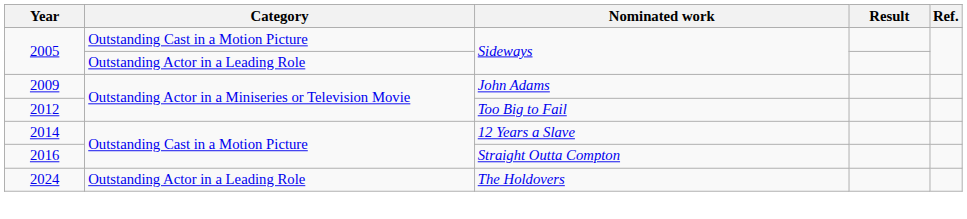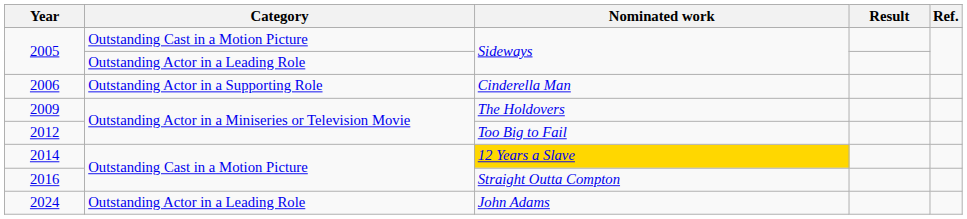+ row: (45, 86)
(514, 86) John Adams -> (521, 109) The Holdovers
(526, 132) no background -> (526, 156) gold background
(521, 179) The Holdovers -> (514, 202) John Adams
